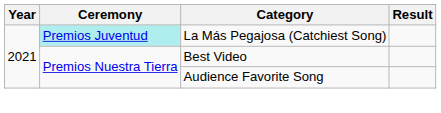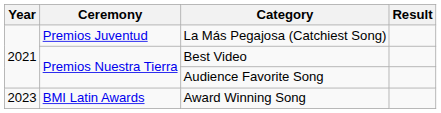(95, 35) paleturquoise background -> (95, 35) no background
+ row: (245, 98)
